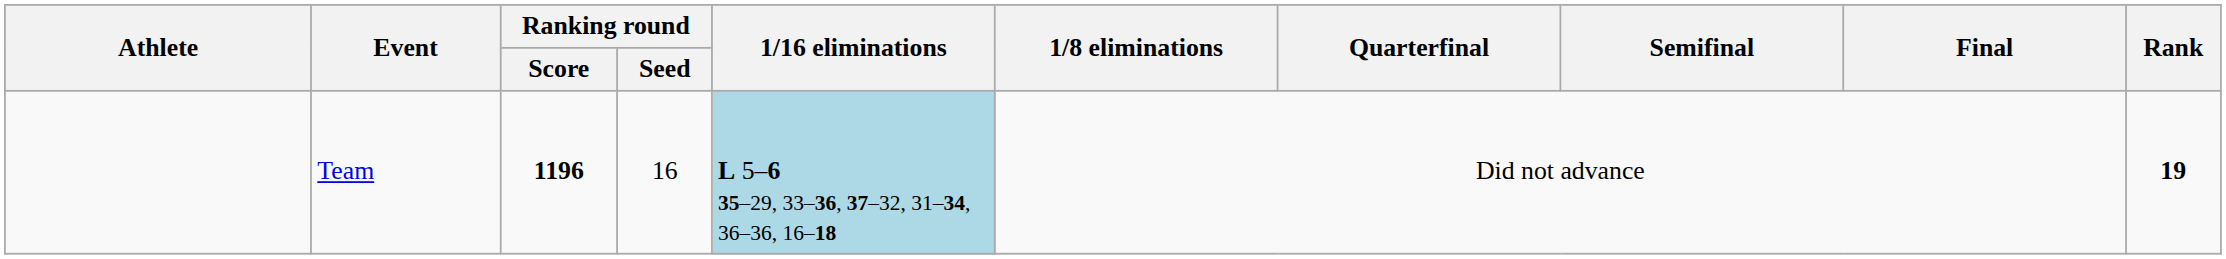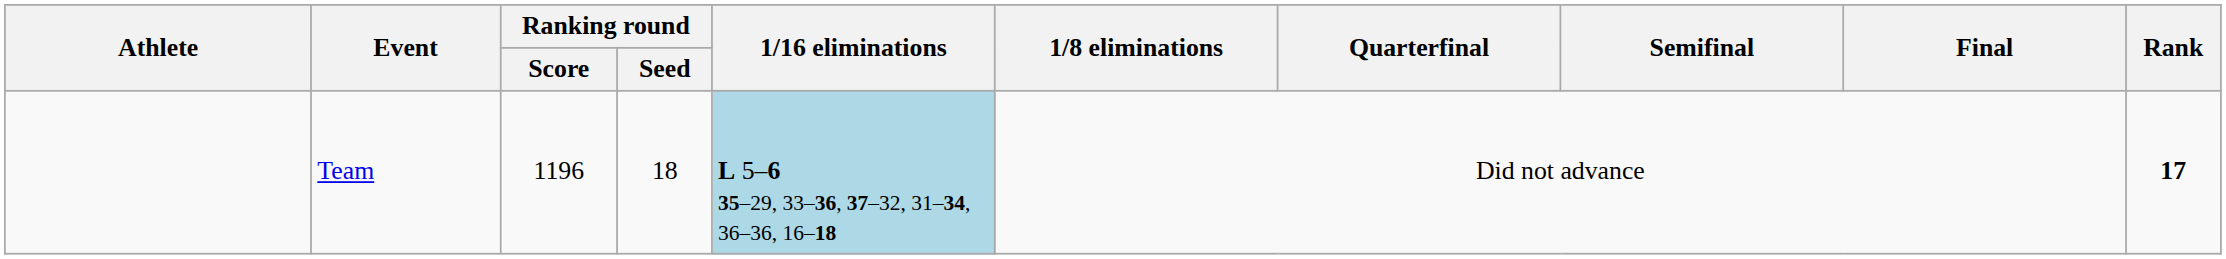(559, 172) bold -> (559, 172) normal
(665, 172) 16 -> (665, 172) 18
(2173, 172) 19 -> (2173, 172) 17
